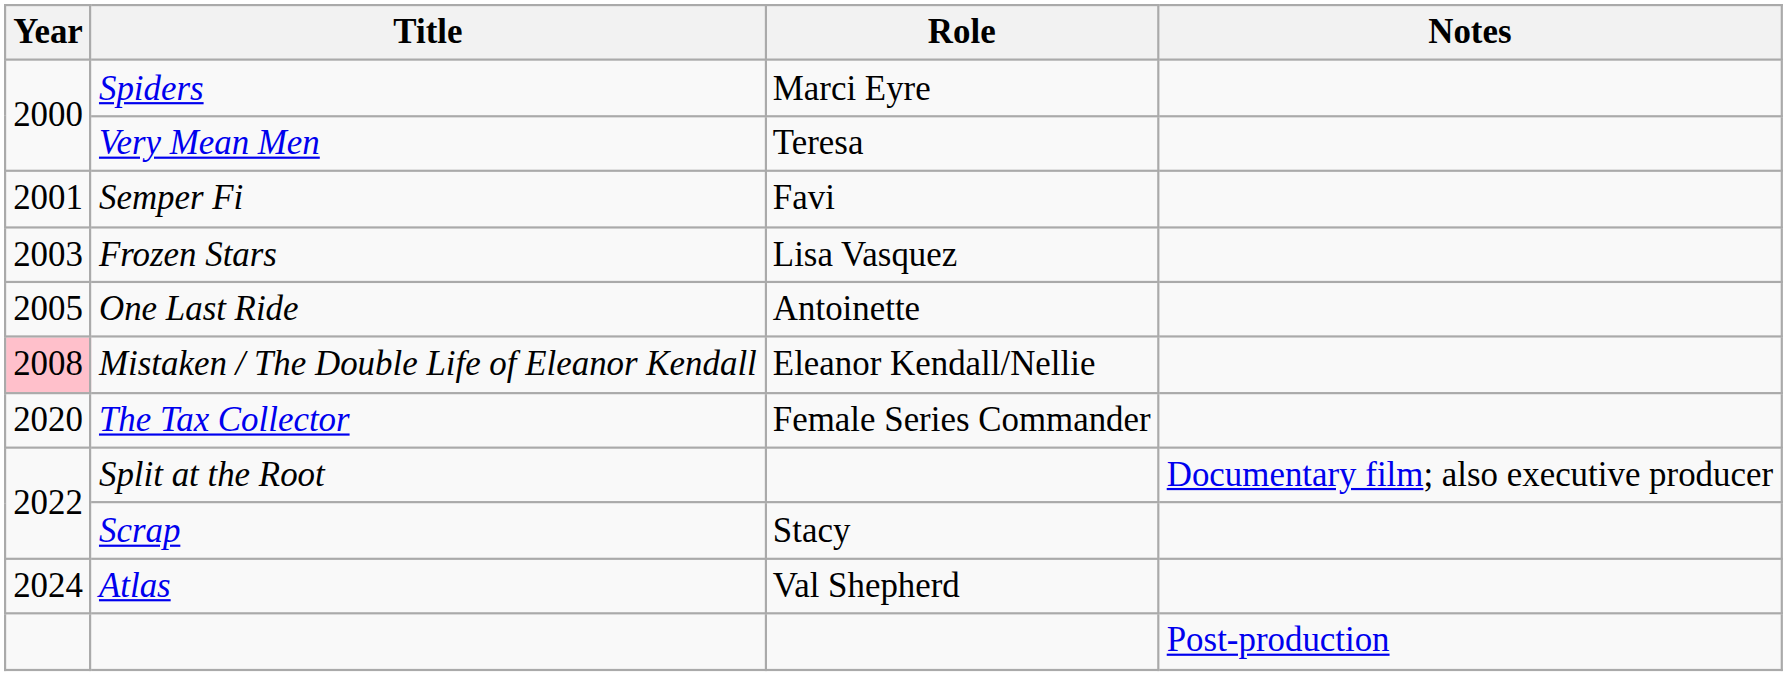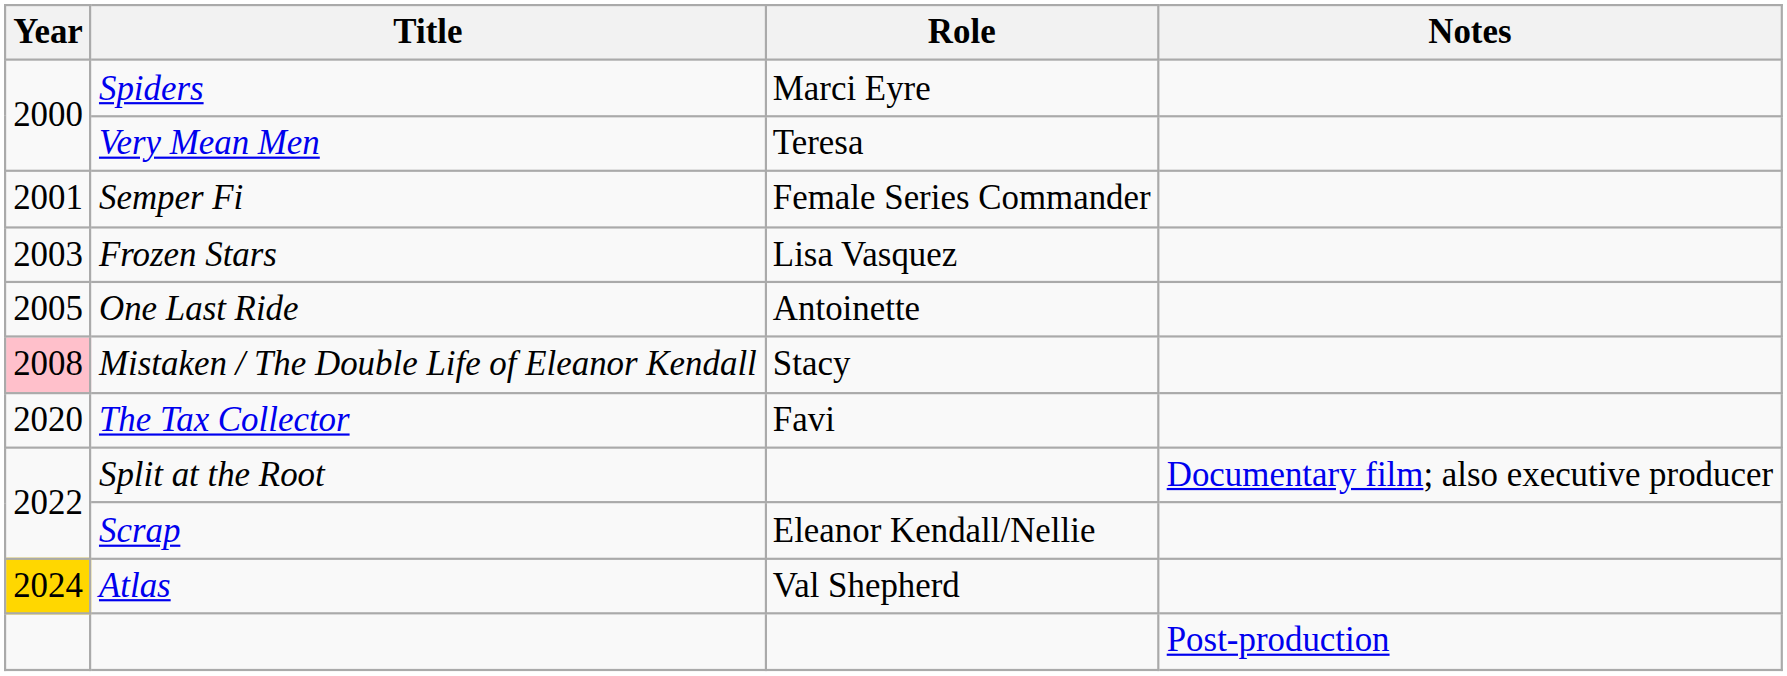(804, 198) Favi -> (962, 198) Female Series Commander
(934, 364) Eleanor Kendall/Nellie -> (812, 364) Stacy
(962, 419) Female Series Commander -> (804, 419) Favi
(812, 530) Stacy -> (934, 530) Eleanor Kendall/Nellie
(48, 585) no background -> (48, 585) gold background
